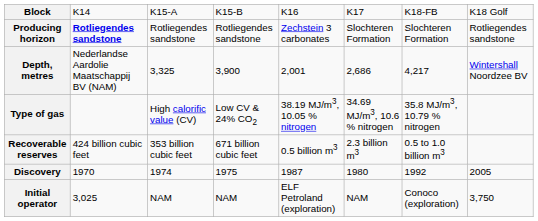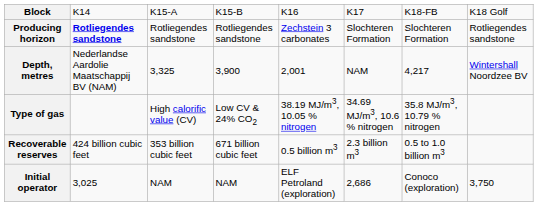(359, 70) 2,686 -> (357, 70) NAM
- row: (37, 171)
(357, 198) NAM -> (359, 182) 2,686
